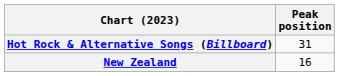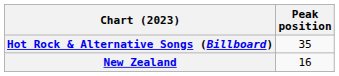(305, 44) 31 -> (305, 44) 35
